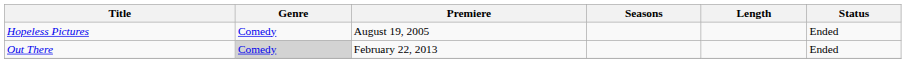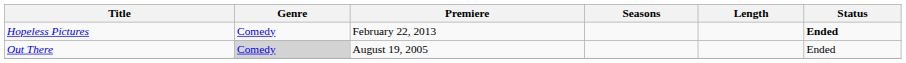(392, 31) August 19, 2005 -> (394, 31) February 22, 2013
(824, 31) normal -> (822, 31) bold
(396, 49) February 22, 2013 -> (390, 49) August 19, 2005
